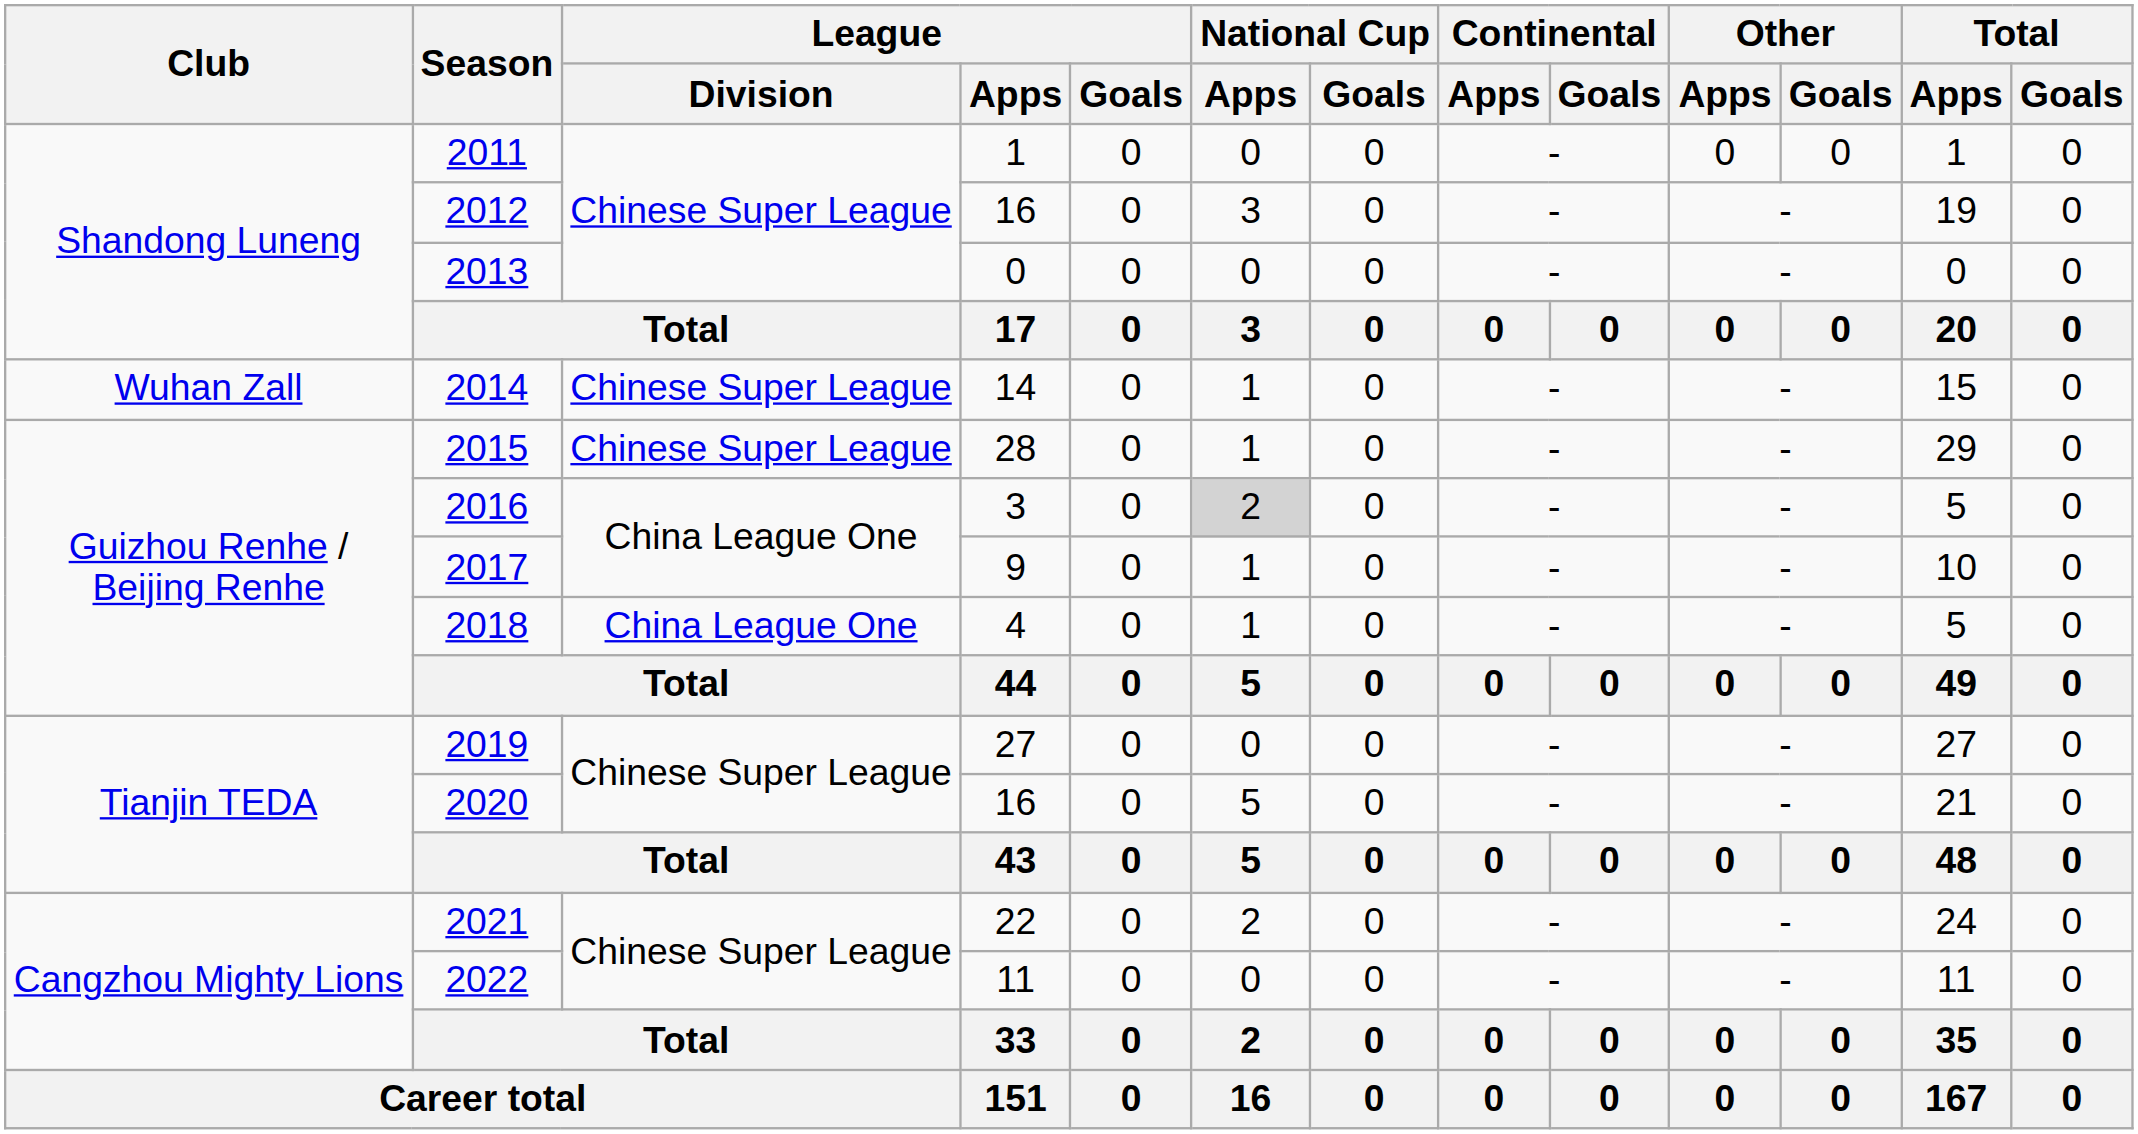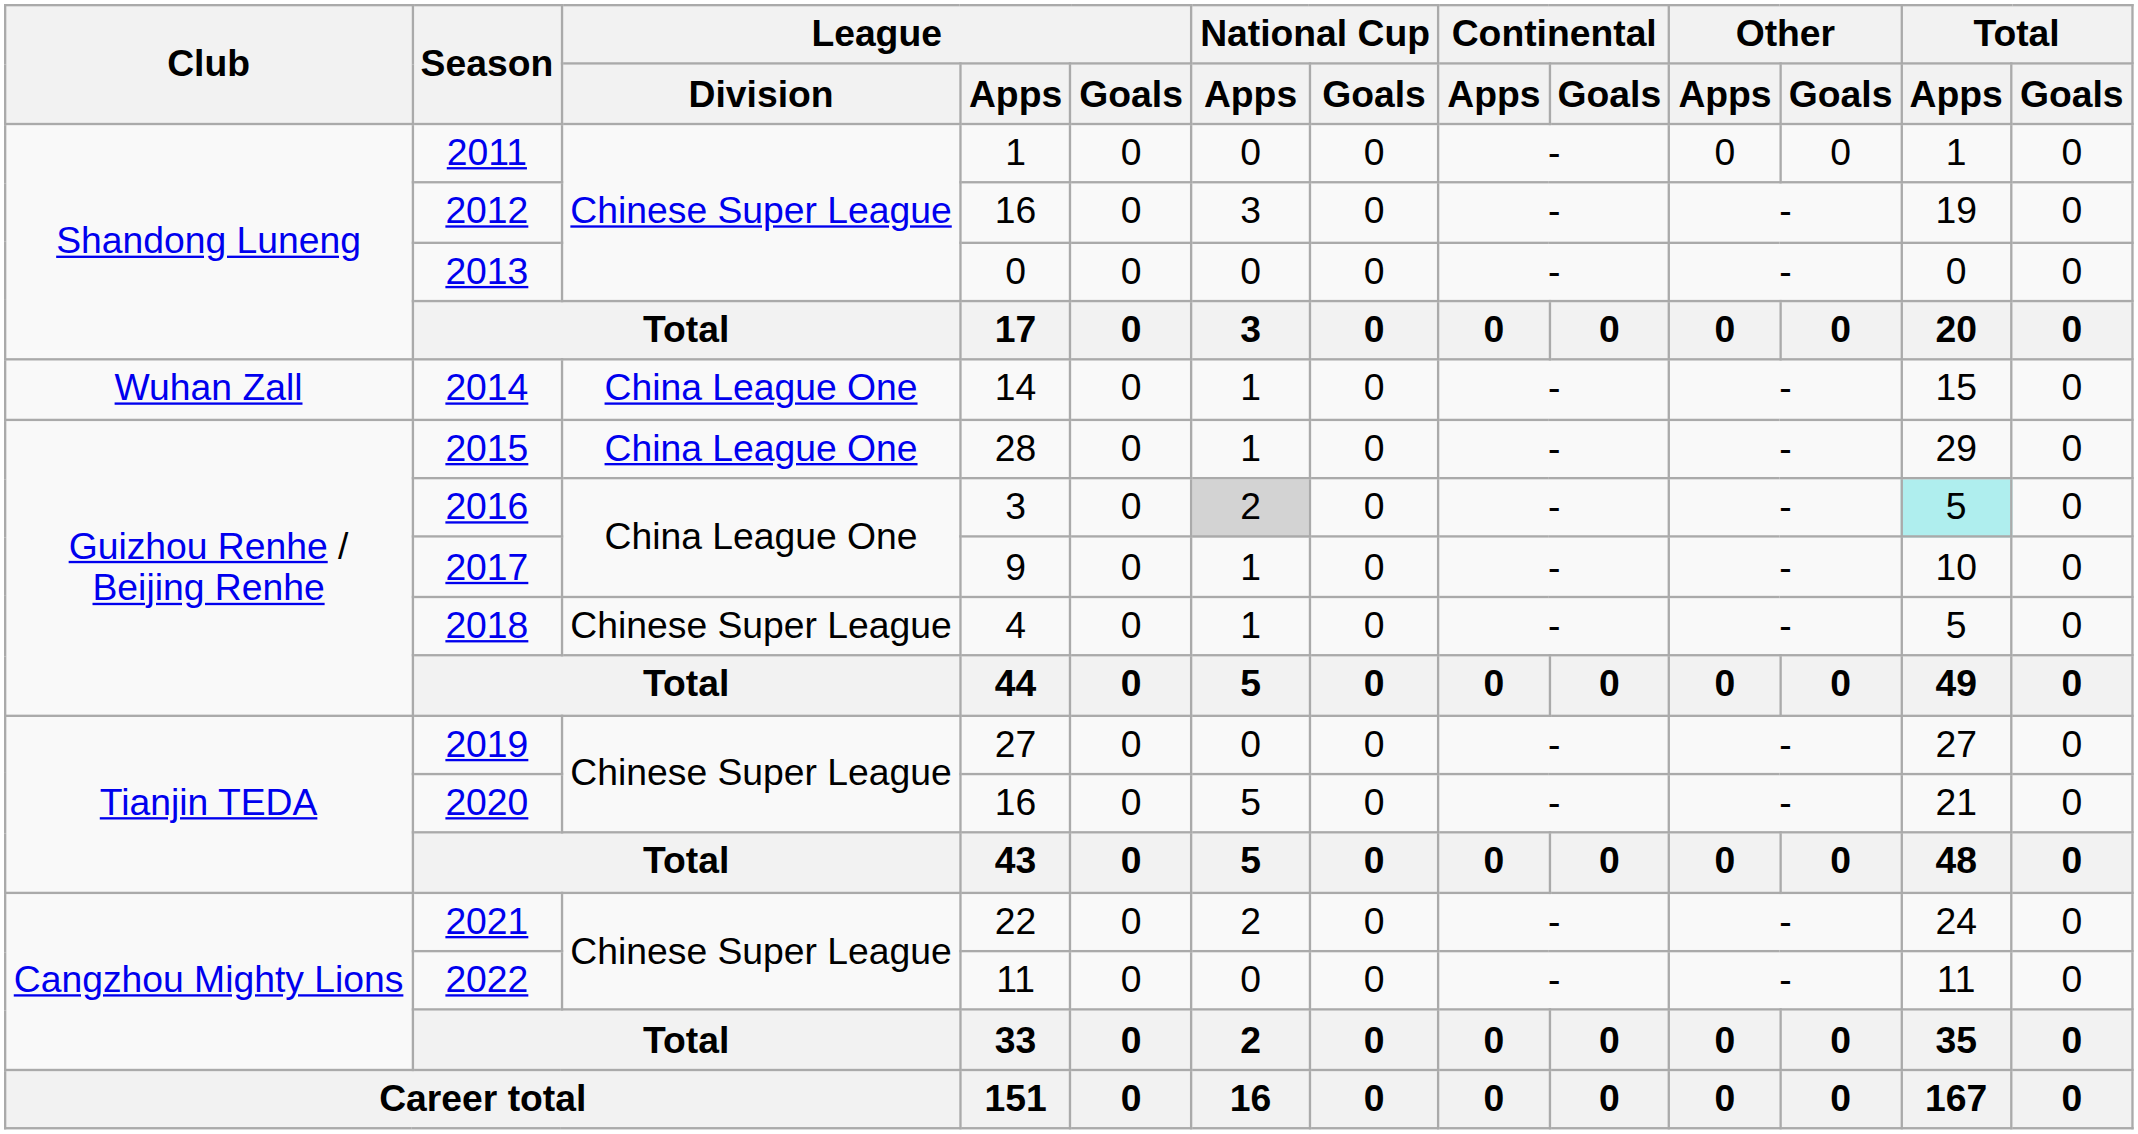(761, 388) Chinese Super League -> (761, 388) China League One
(761, 447) Chinese Super League -> (761, 447) China League One
(1956, 507) no background -> (1956, 507) paleturquoise background
(761, 625) China League One -> (761, 625) Chinese Super League
